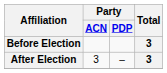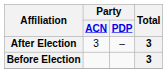rows swapped: (44, 44) <-> (44, 60)
